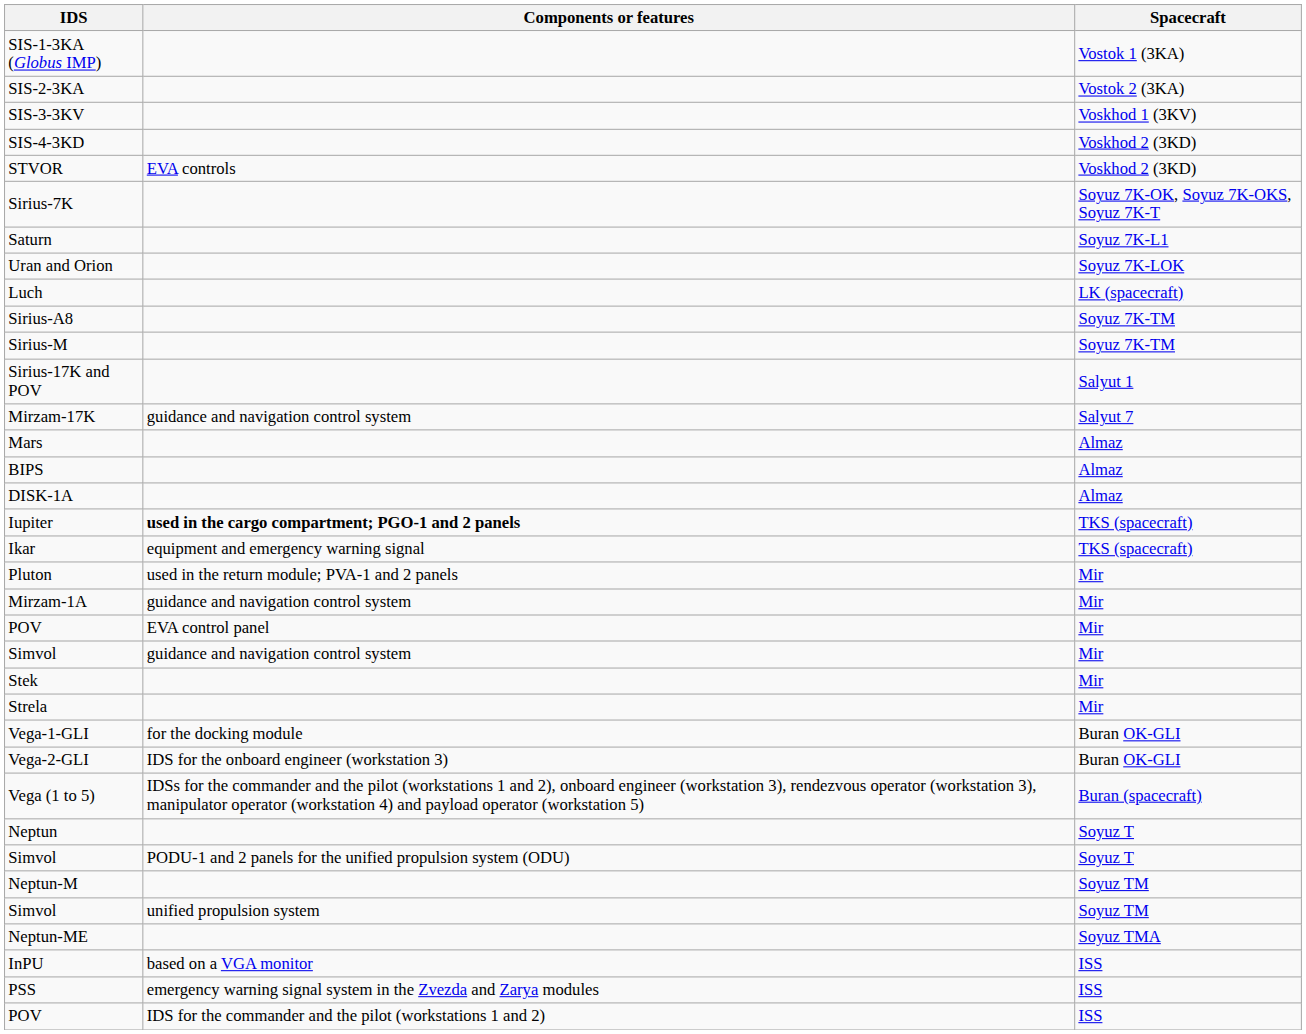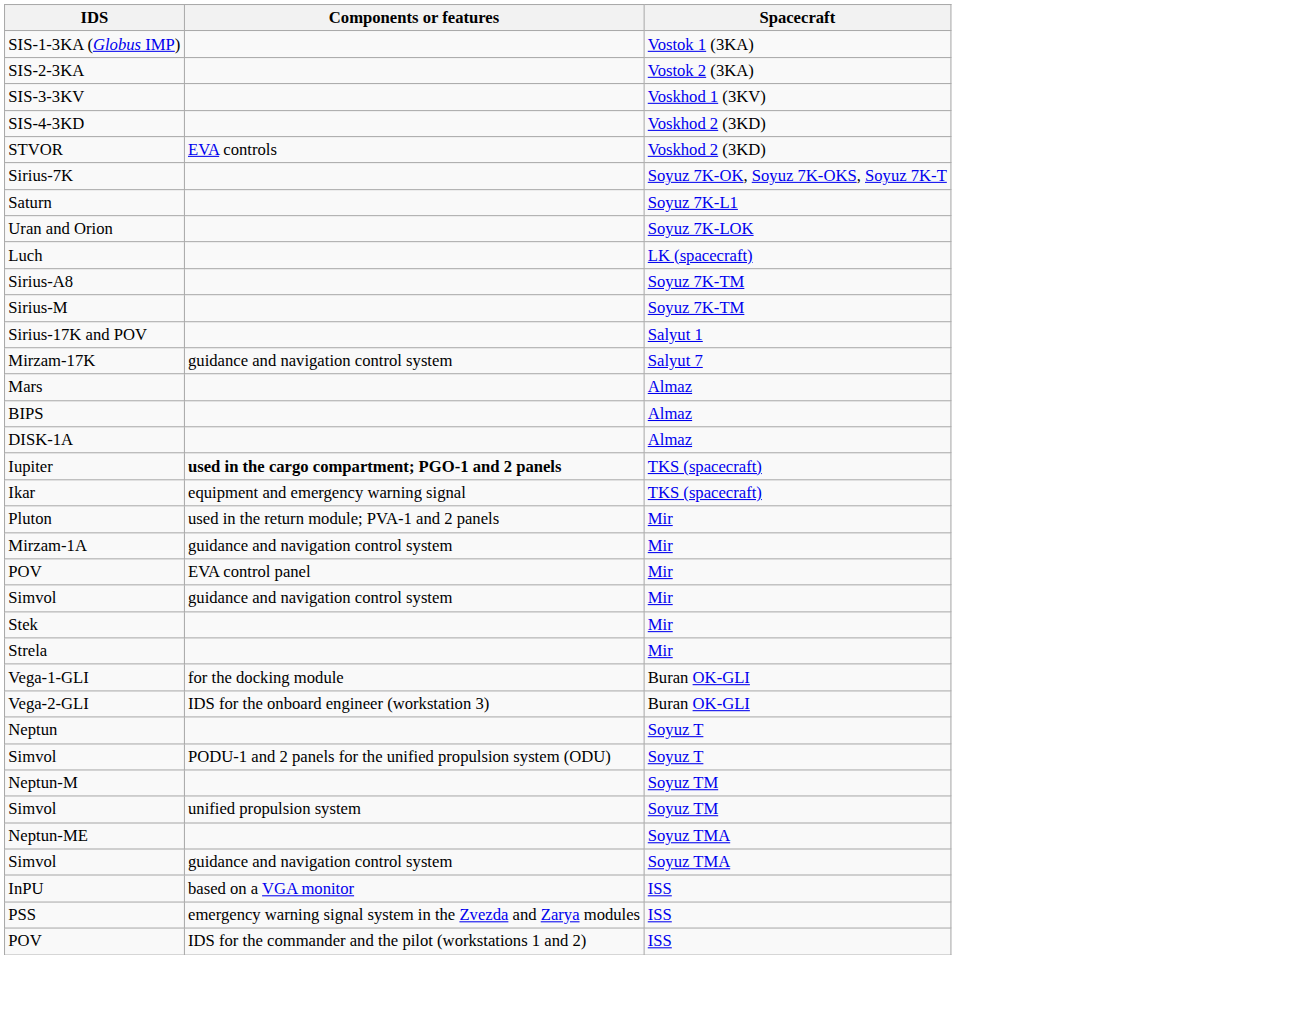- row: (52, 795)
+ row: (32, 862)
